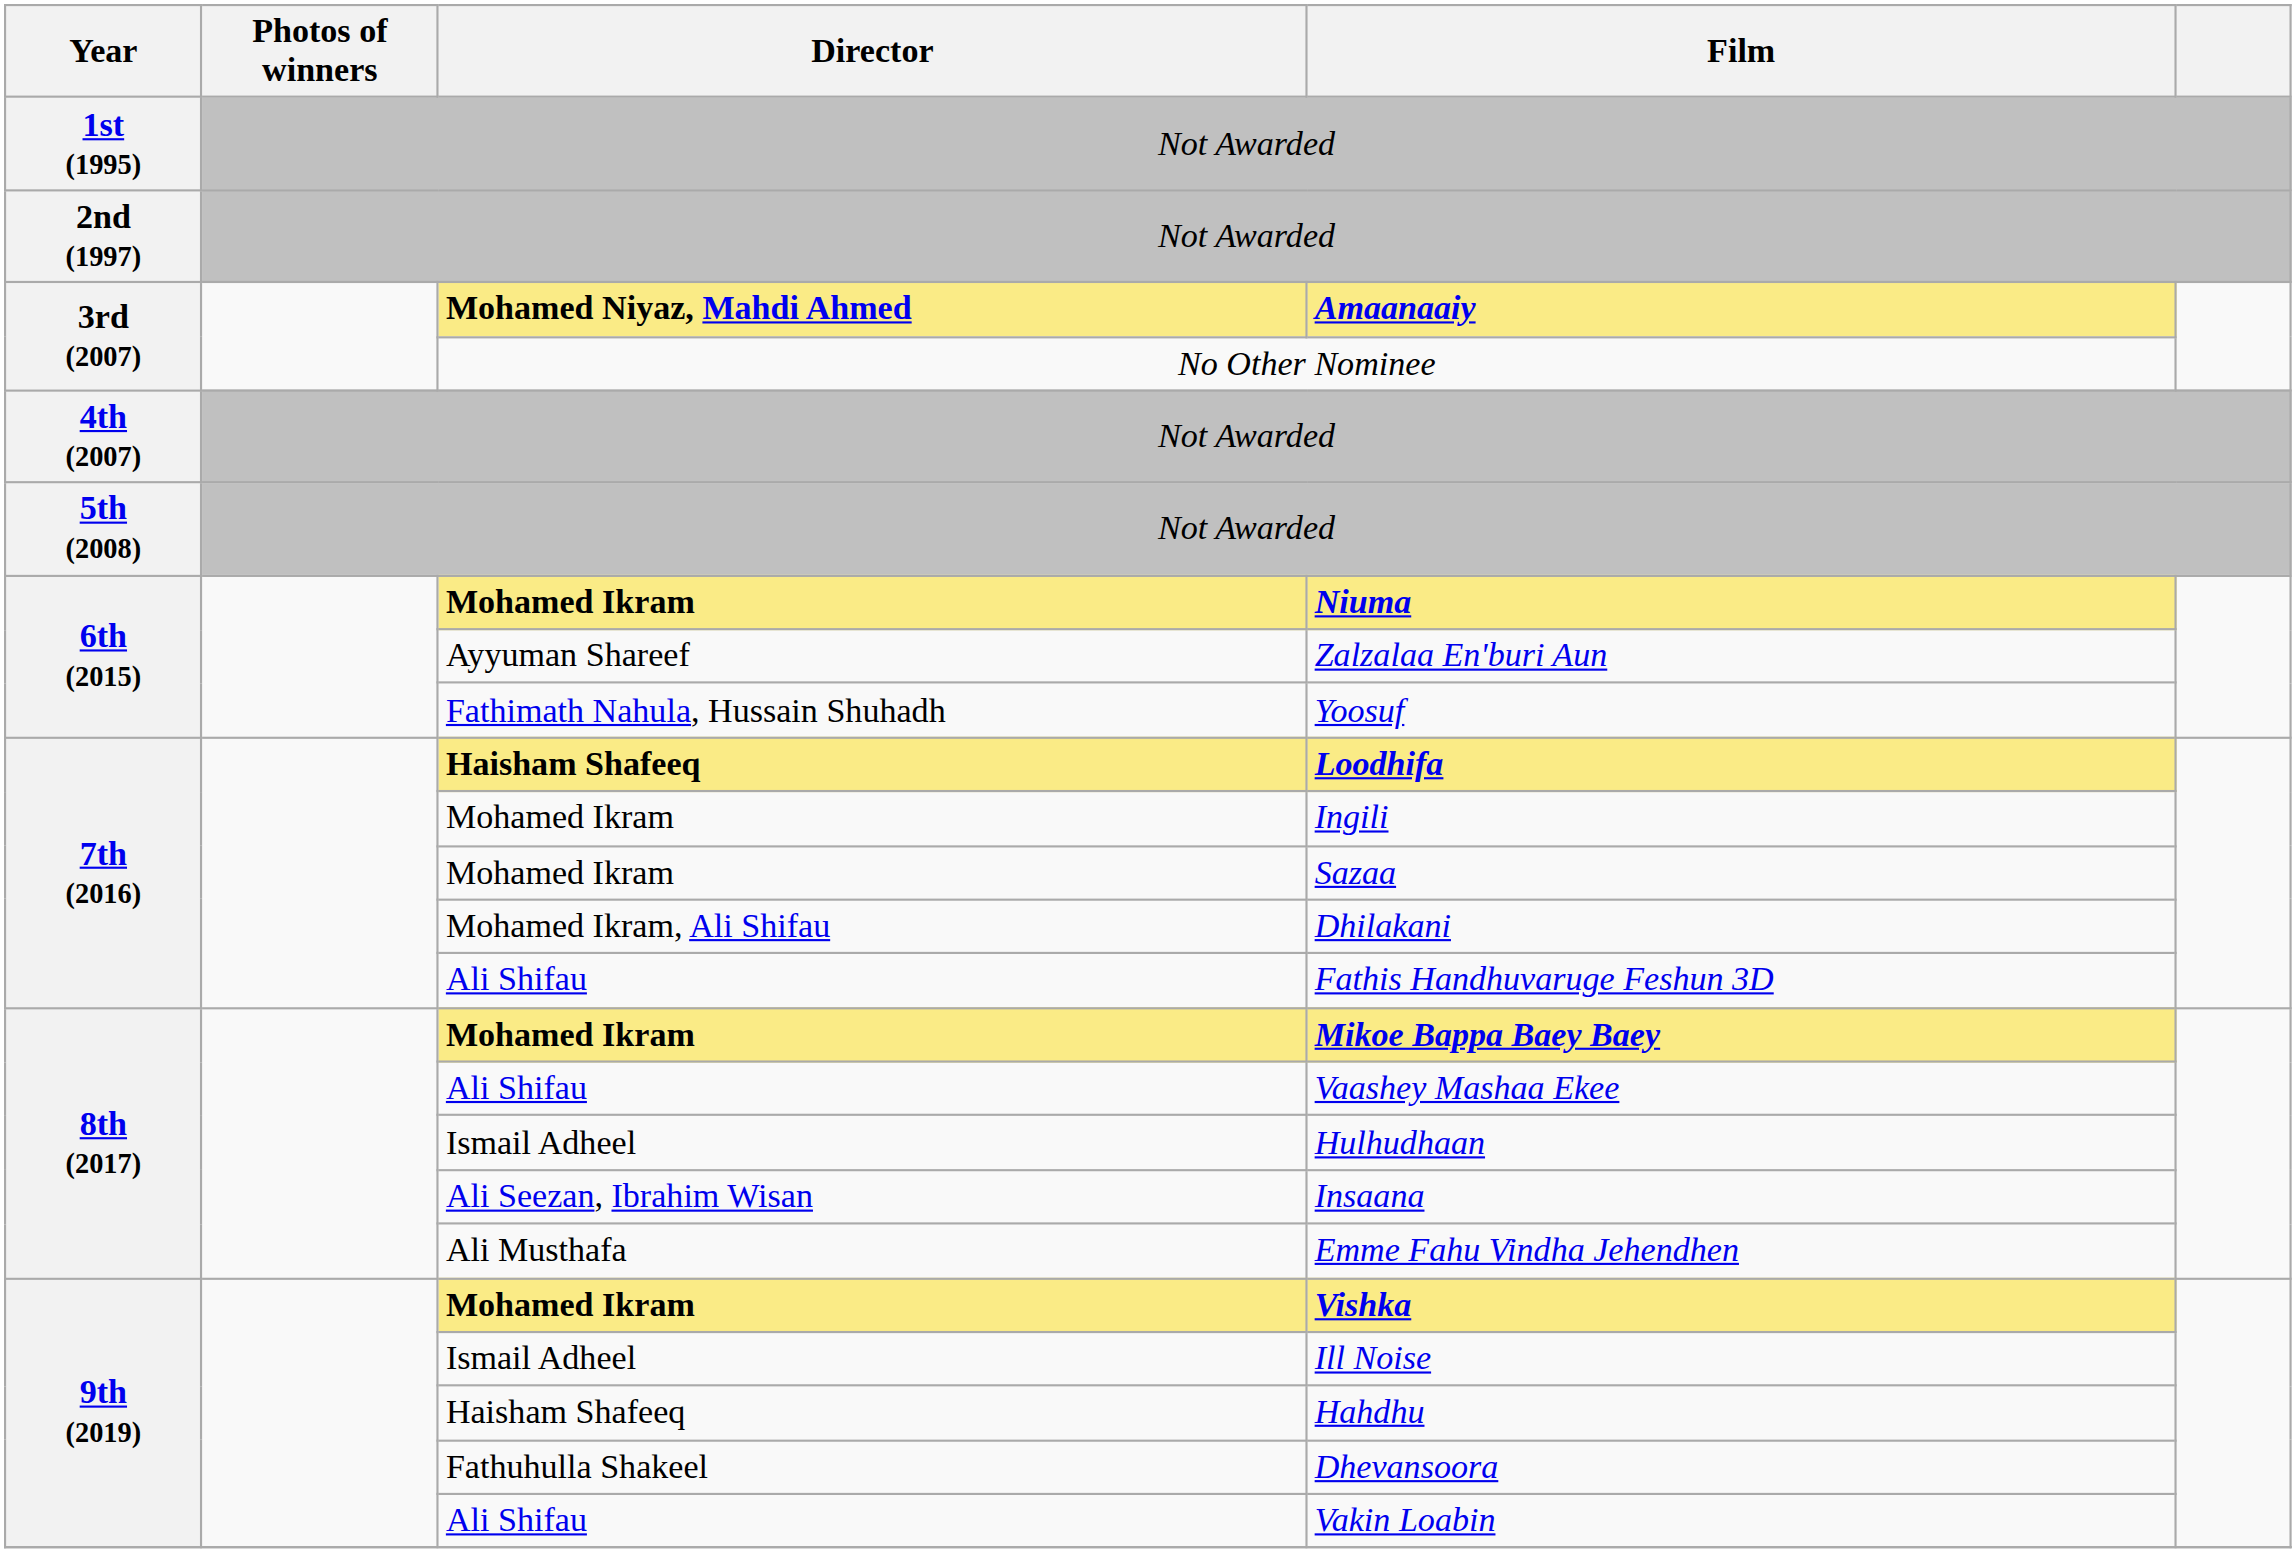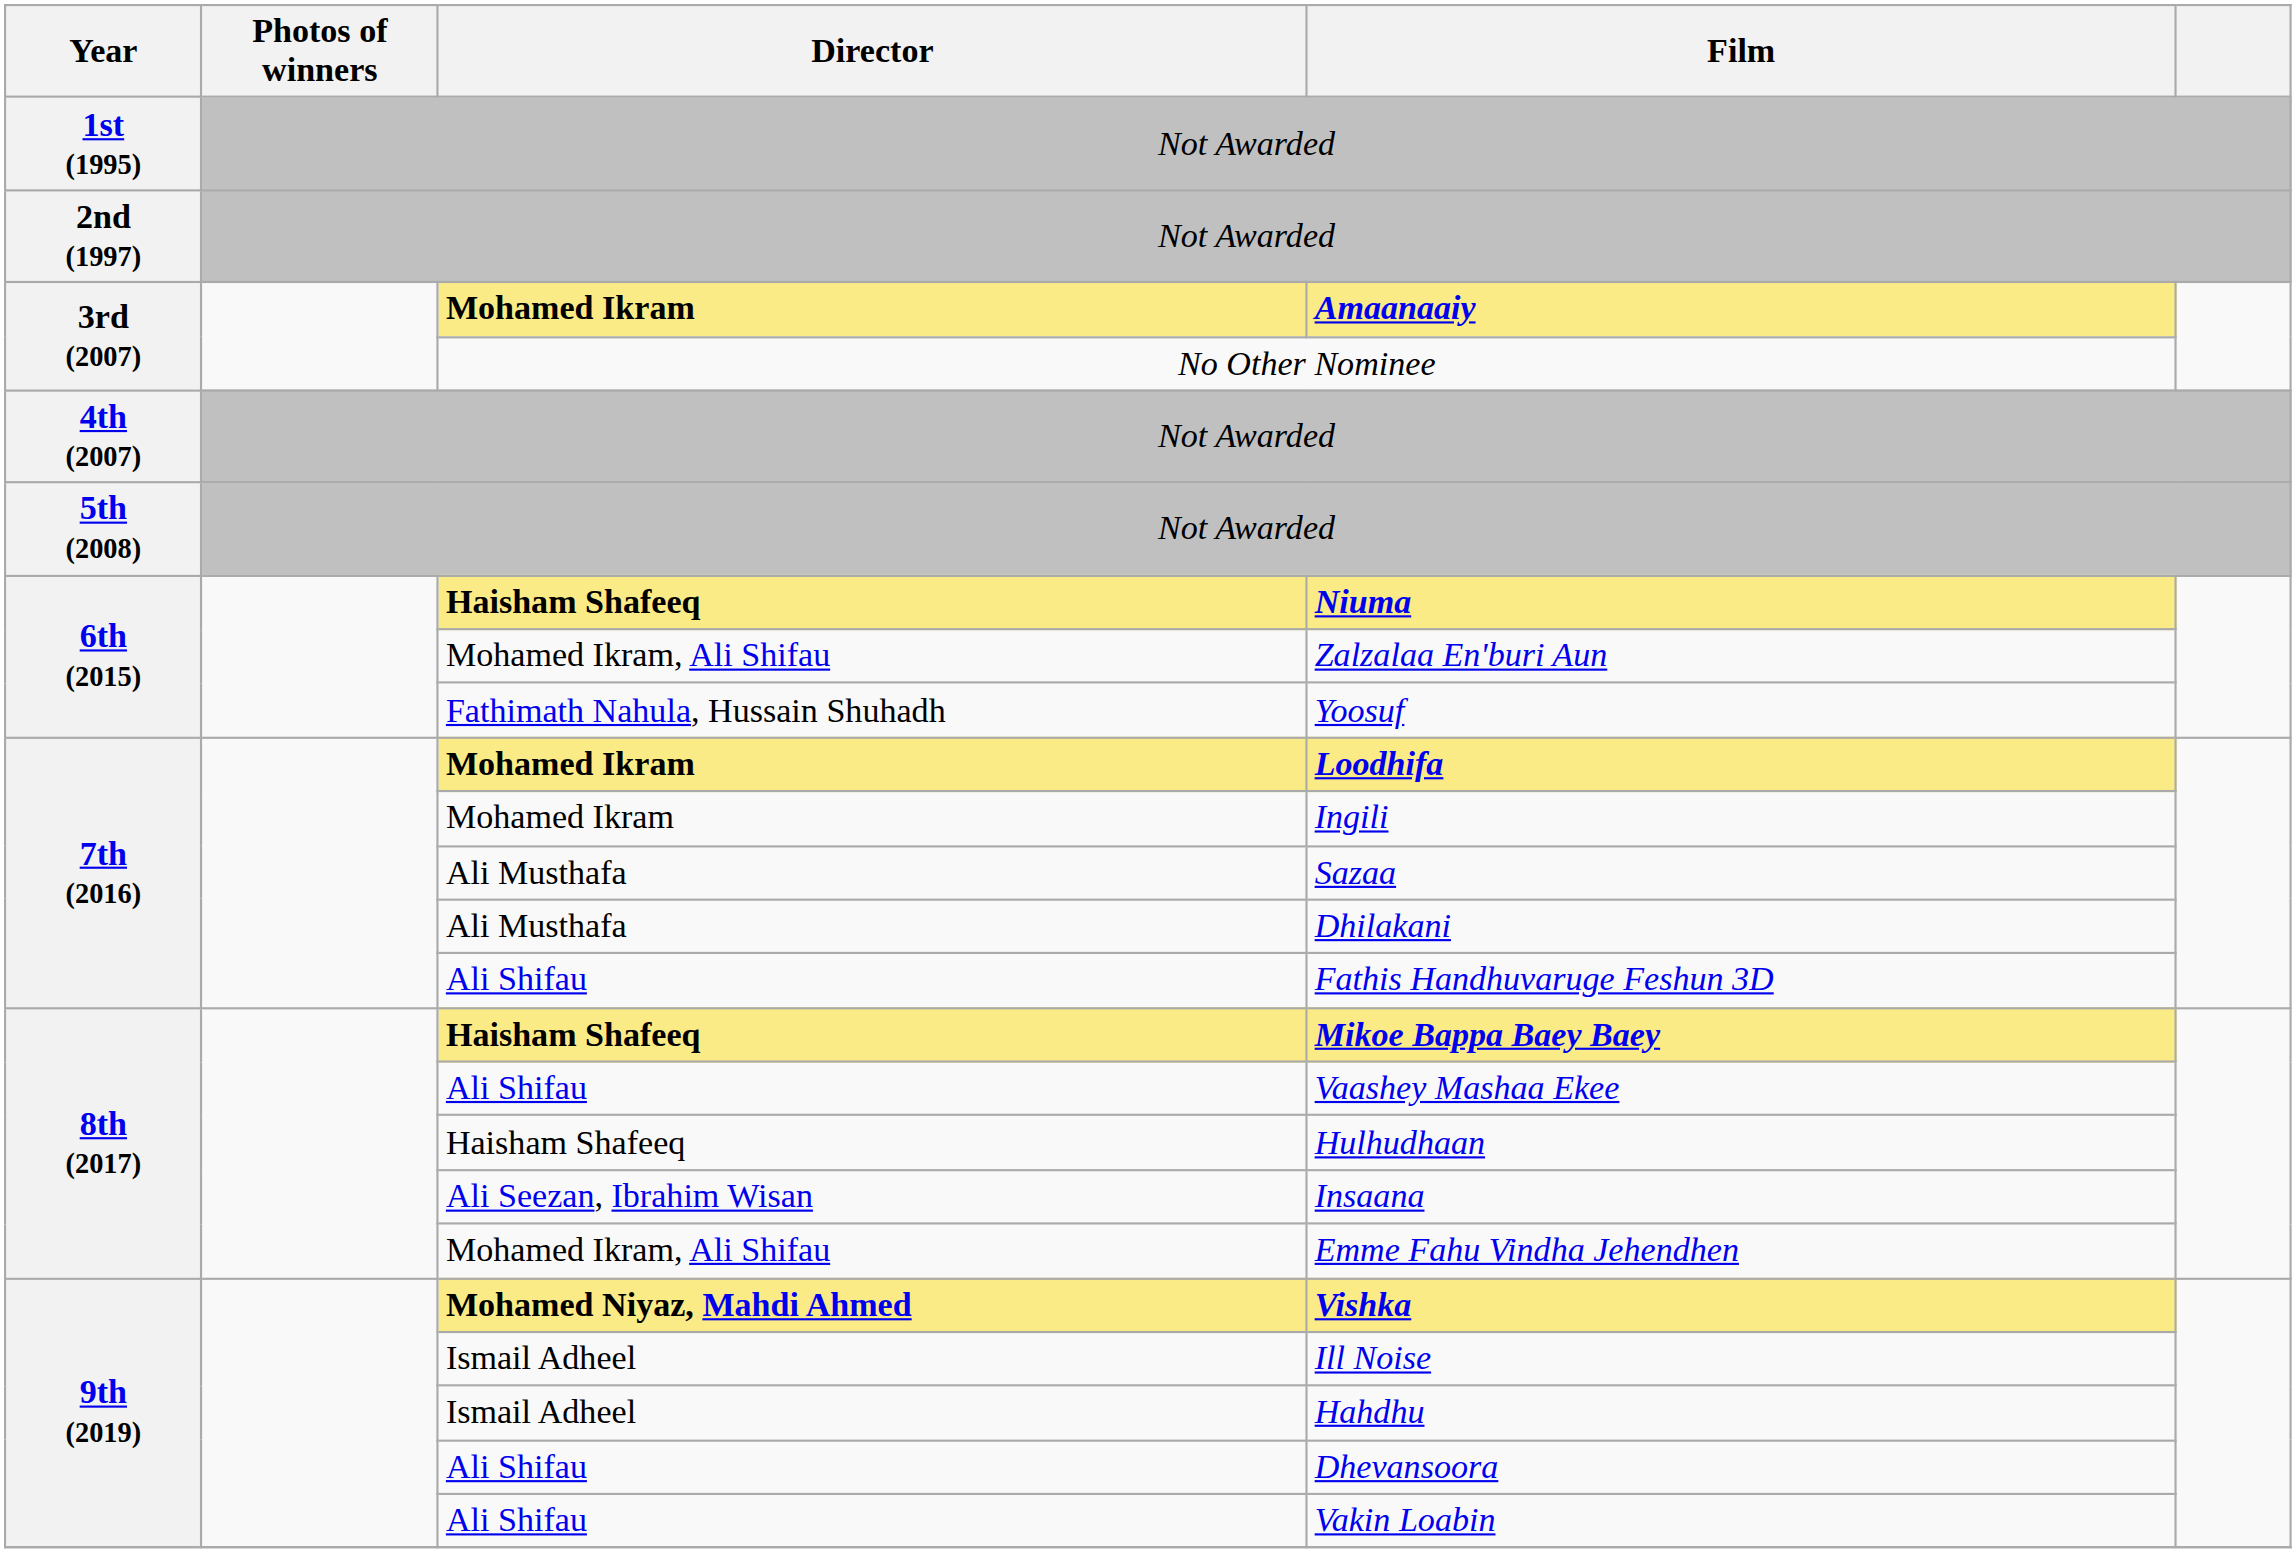(679, 308) Mohamed Niyaz, Mahdi Ahmed -> (570, 308) Mohamed Ikram
(570, 601) Mohamed Ikram -> (573, 601) Haisham Shafeeq
(568, 655) Ayyuman Shareef -> (638, 655) Mohamed Ikram, Ali Shifau
(573, 763) Haisham Shafeeq -> (570, 763) Mohamed Ikram
(560, 871) Mohamed Ikram -> (536, 871) Ali Musthafa
(638, 925) Mohamed Ikram, Ali Shifau -> (536, 925) Ali Musthafa
(570, 1033) Mohamed Ikram -> (573, 1033) Haisham Shafeeq
(541, 1142) Ismail Adheel -> (566, 1142) Haisham Shafeeq
(536, 1250) Ali Musthafa -> (638, 1250) Mohamed Ikram, Ali Shifau
(570, 1304) Mohamed Ikram -> (679, 1304) Mohamed Niyaz, Mahdi Ahmed
(566, 1412) Haisham Shafeeq -> (541, 1412) Ismail Adheel
(577, 1466) Fathuhulla Shakeel -> (516, 1466) Ali Shifau
